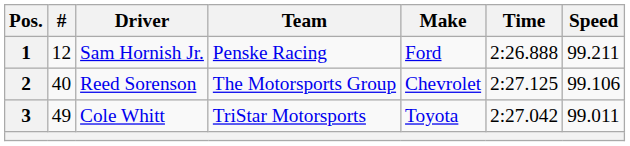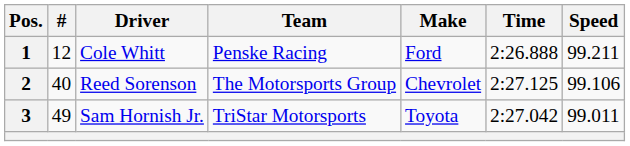(142, 52) Sam Hornish Jr. -> (123, 52) Cole Whitt
(123, 116) Cole Whitt -> (142, 116) Sam Hornish Jr.
